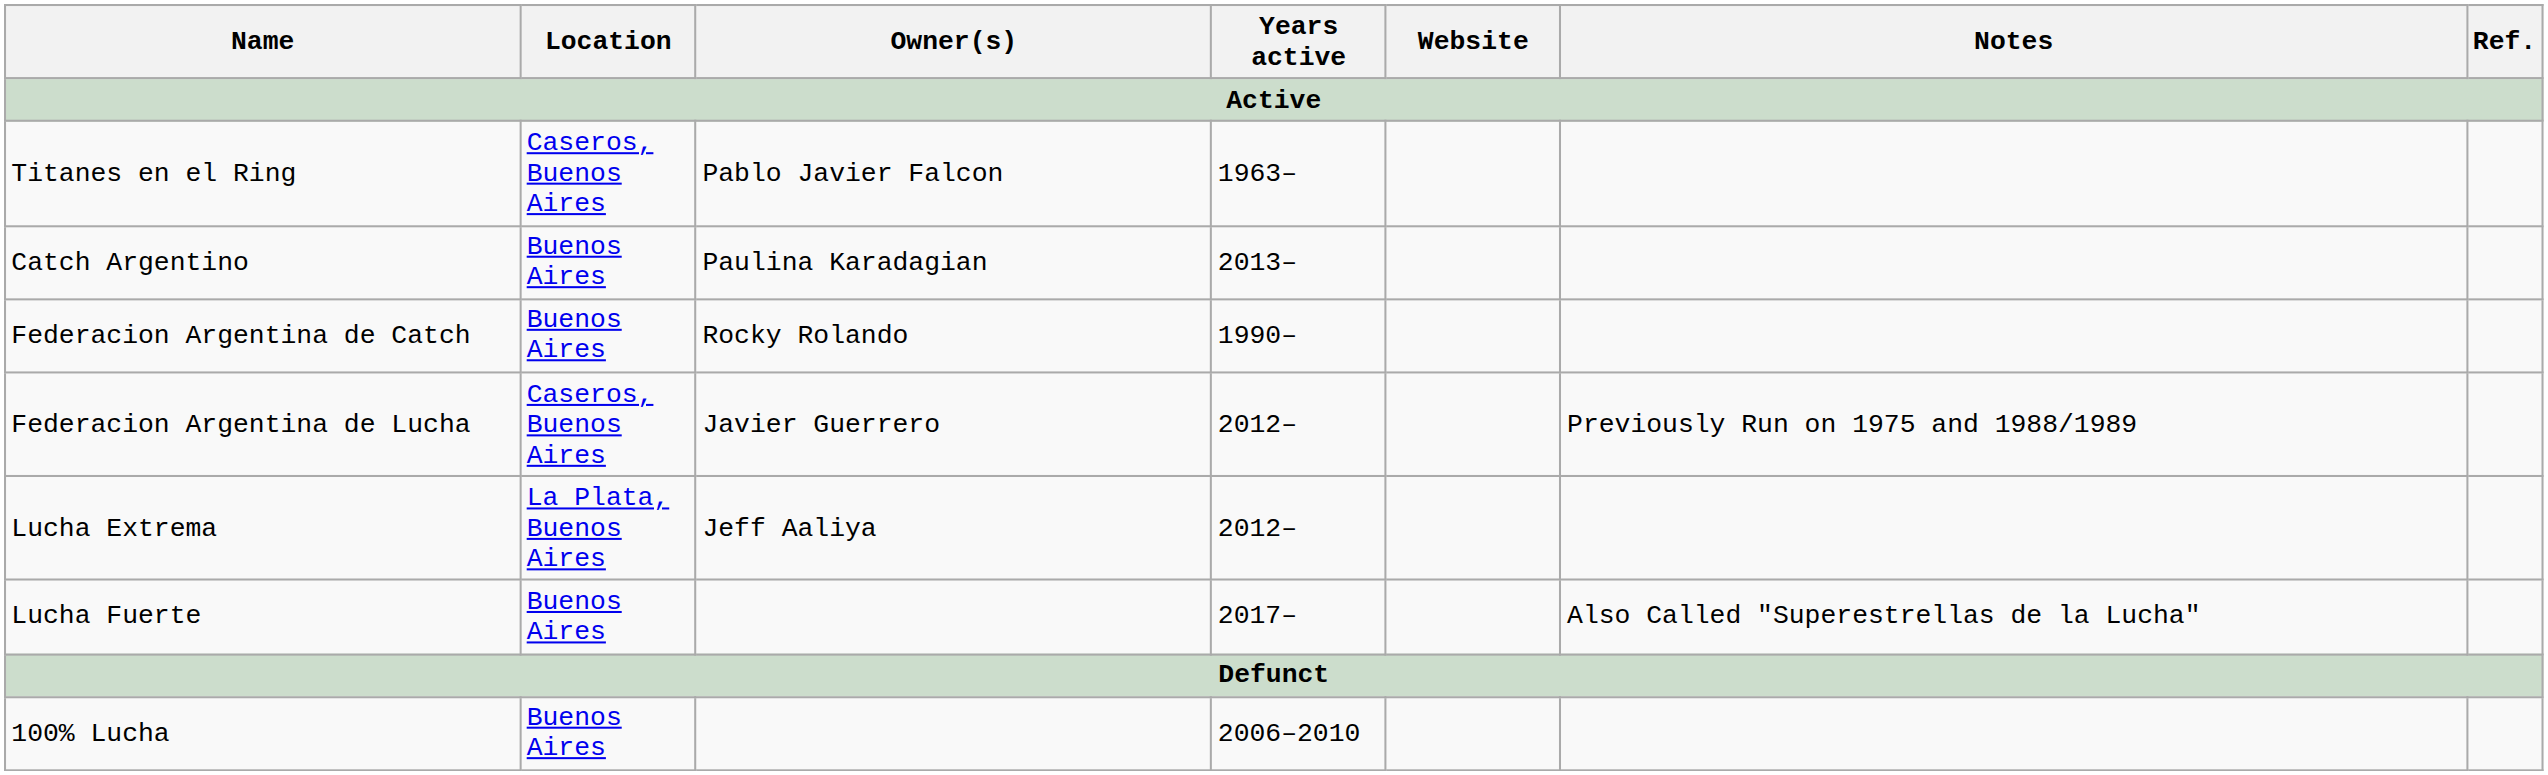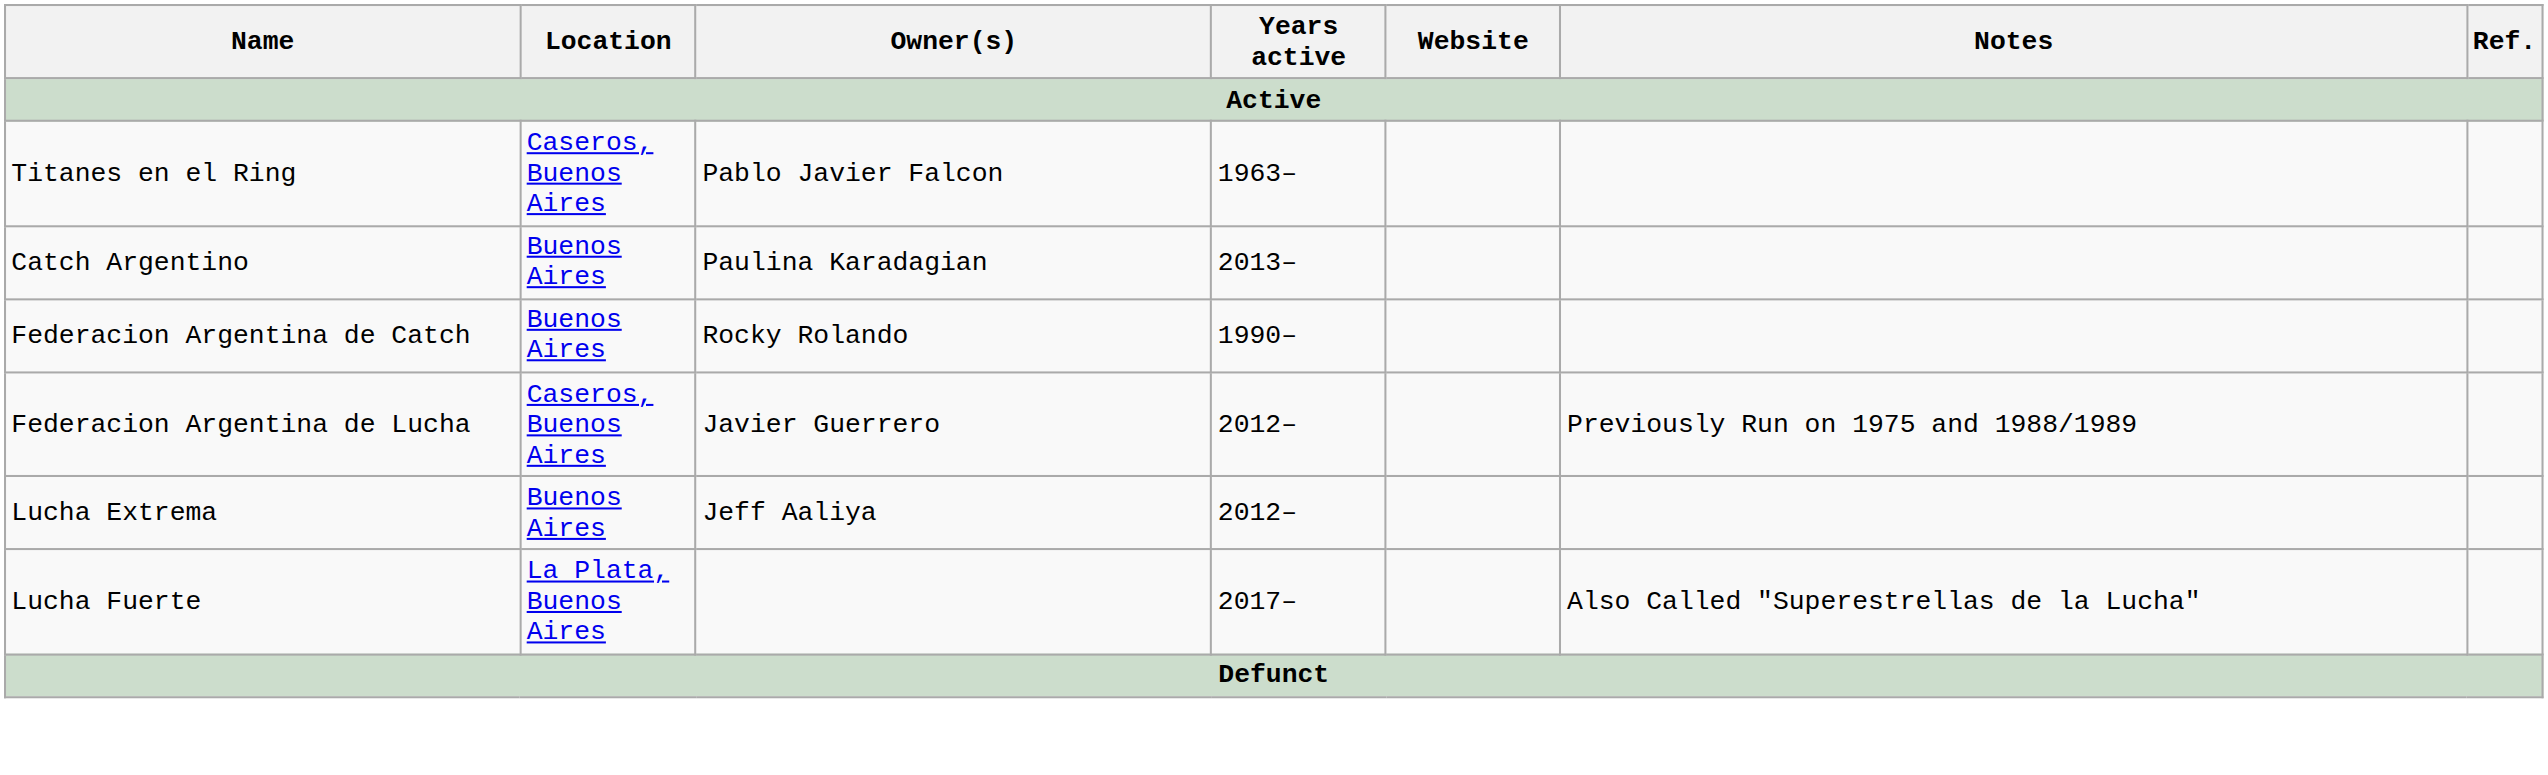(598, 528) La Plata, Buenos Aires -> (574, 513) Buenos Aires
(574, 617) Buenos Aires -> (598, 602) La Plata, Buenos Aires
- row: (90, 733)
